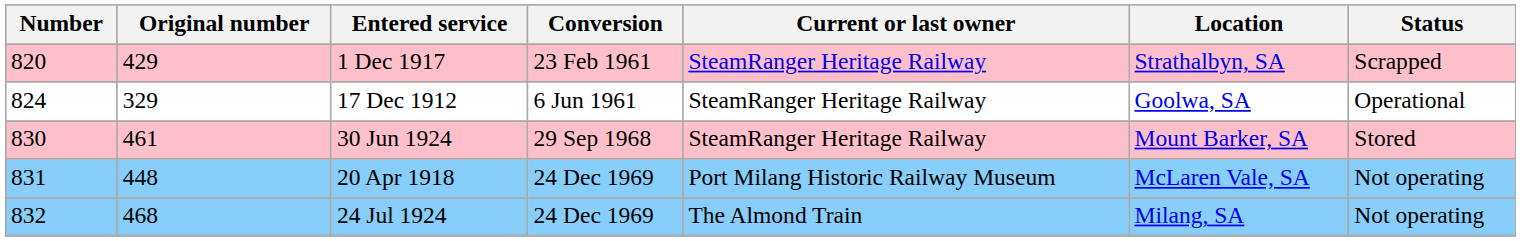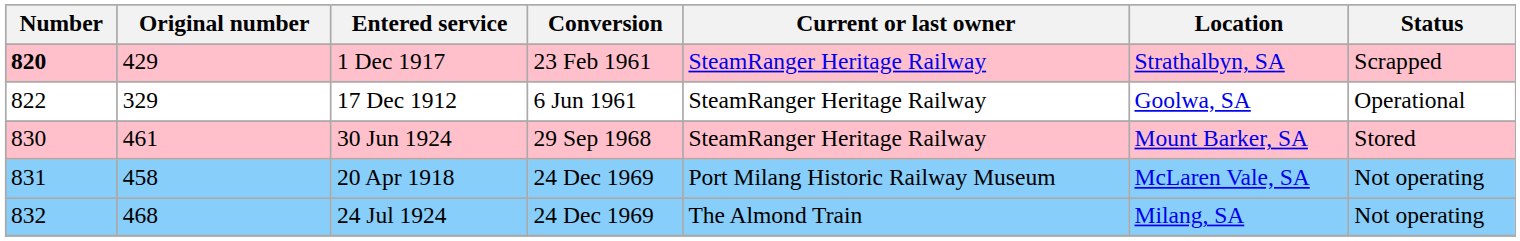(29, 61) normal -> (29, 61) bold
(29, 100) 824 -> (29, 100) 822
(140, 177) 448 -> (140, 177) 458
